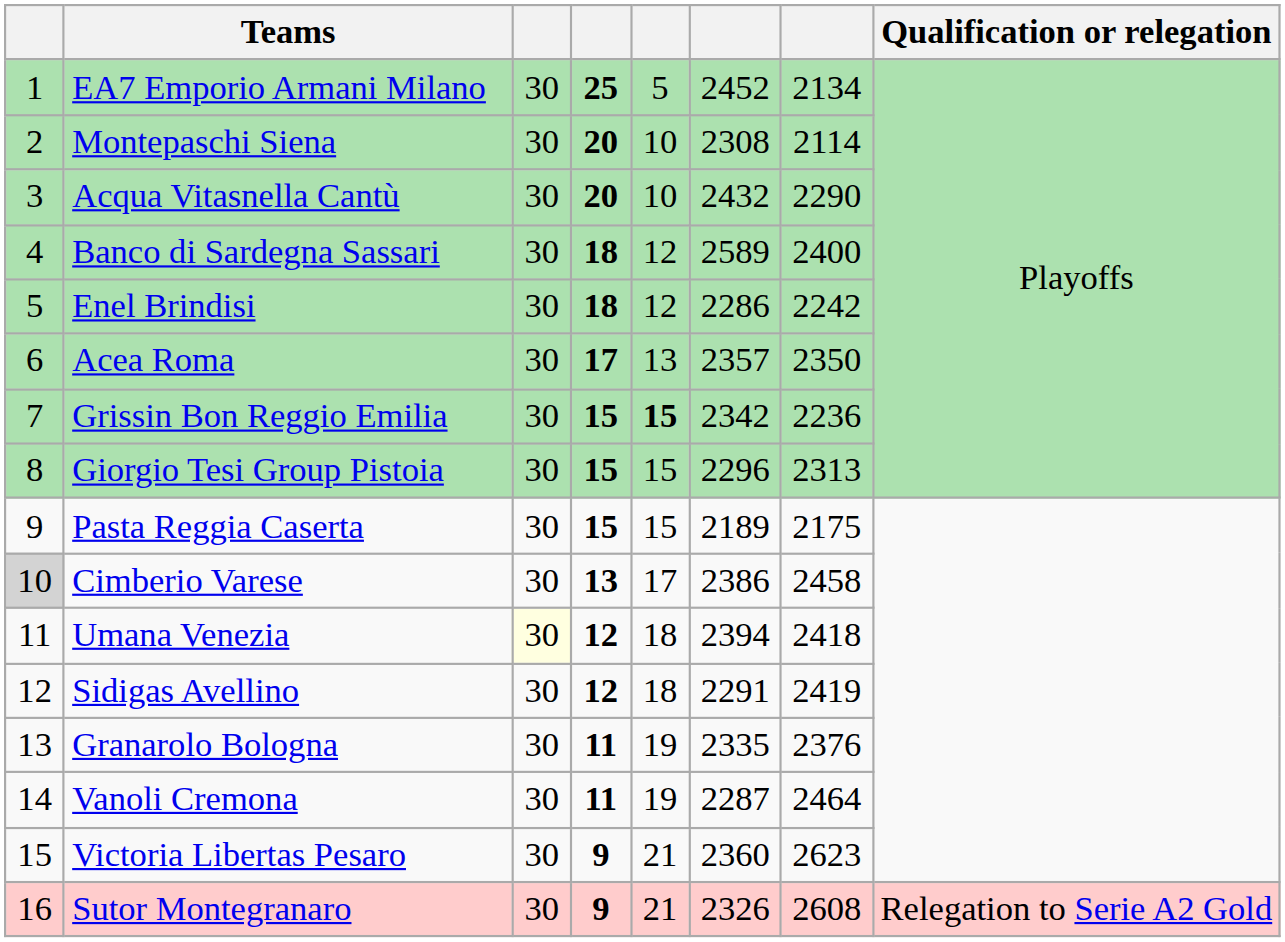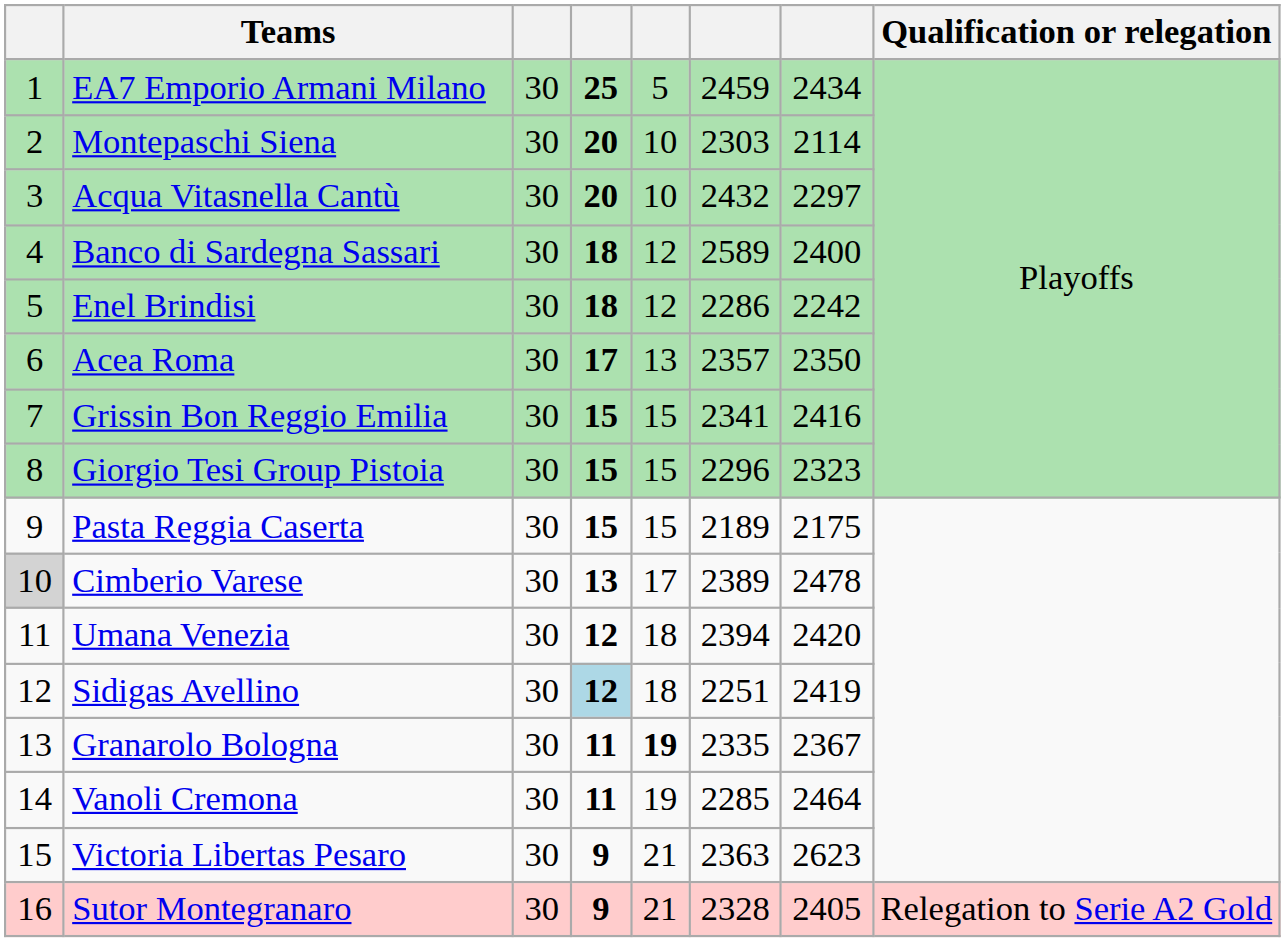(735, 86) 2452 -> (735, 86) 2459
(827, 86) 2134 -> (827, 86) 2434
(735, 141) 2308 -> (735, 141) 2303
(827, 196) 2290 -> (827, 196) 2297
(660, 415) bold -> (660, 415) normal
(735, 415) 2342 -> (735, 415) 2341
(827, 415) 2236 -> (827, 415) 2416
(827, 470) 2313 -> (827, 470) 2323
(735, 580) 2386 -> (735, 580) 2389
(827, 580) 2458 -> (827, 580) 2478
(542, 634) lightyellow background -> (542, 634) no background
(827, 634) 2418 -> (827, 634) 2420
(601, 689) no background -> (601, 689) lightblue background
(735, 689) 2291 -> (735, 689) 2251
(660, 744) normal -> (660, 744) bold
(827, 744) 2376 -> (827, 744) 2367
(735, 799) 2287 -> (735, 799) 2285
(735, 854) 2360 -> (735, 854) 2363
(735, 908) 2326 -> (735, 908) 2328
(827, 908) 2608 -> (827, 908) 2405
